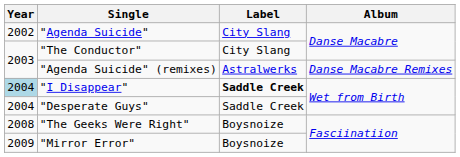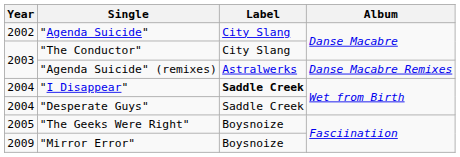(21, 87) lightblue background -> (21, 87) no background
(21, 124) 2008 -> (21, 124) 2005
